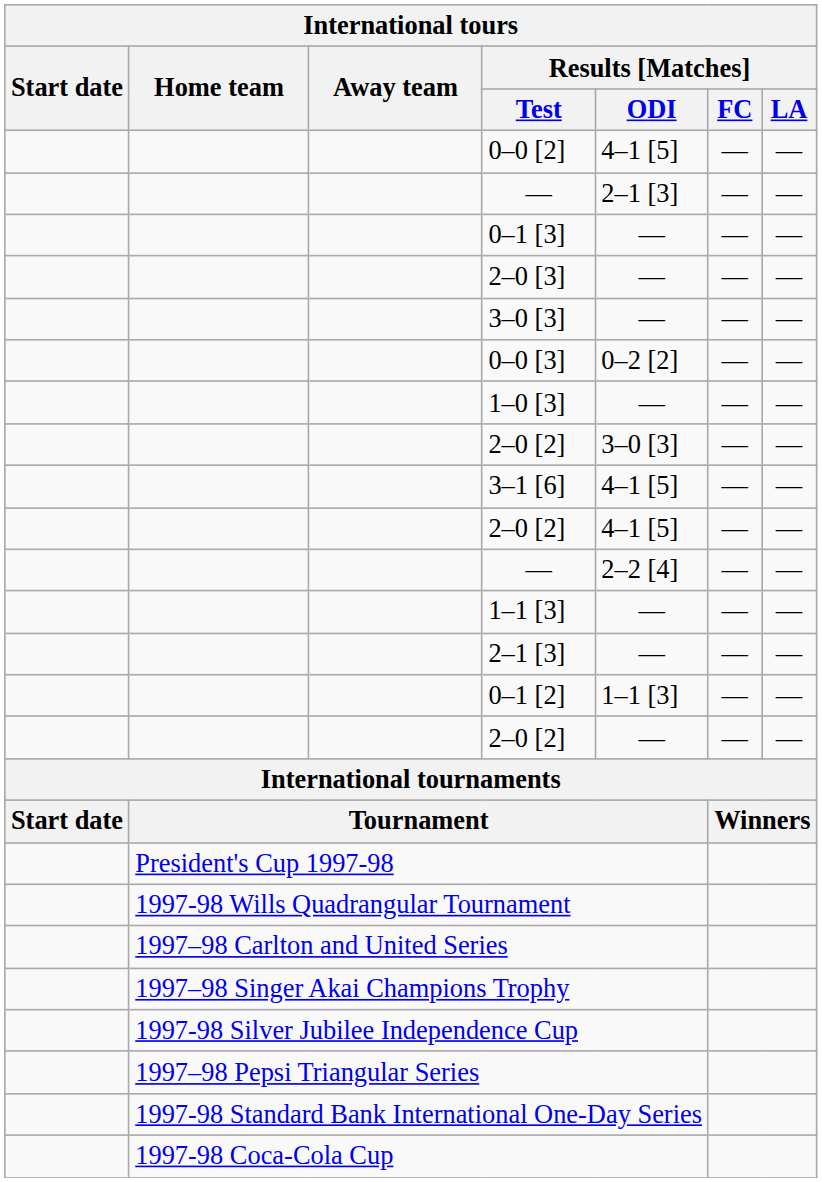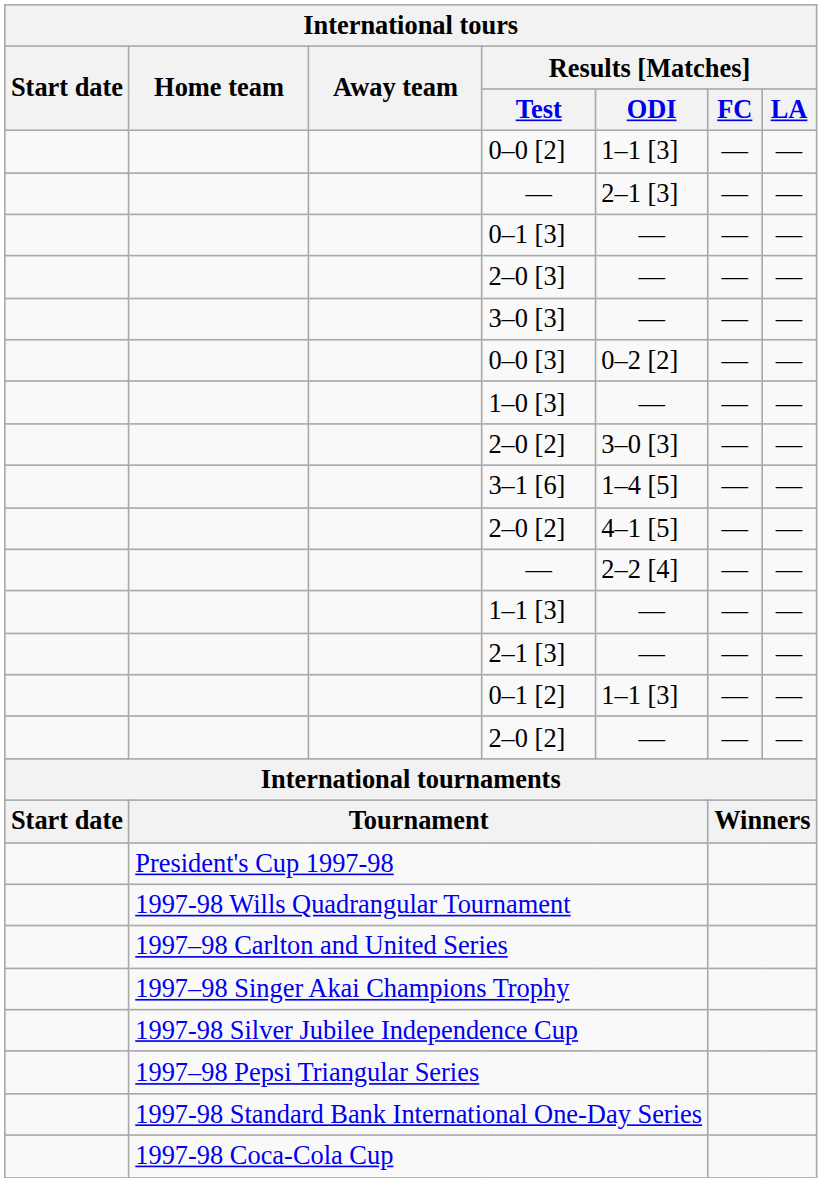(640, 151) 4–1 [5] -> (640, 151) 1–1 [3]
(640, 485) 4–1 [5] -> (640, 485) 1–4 [5]
